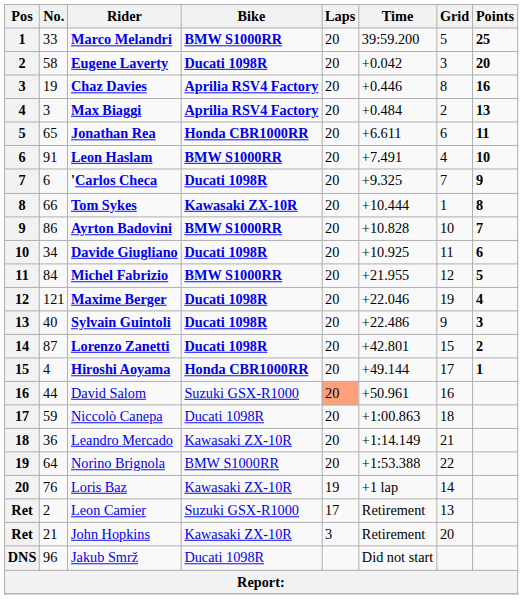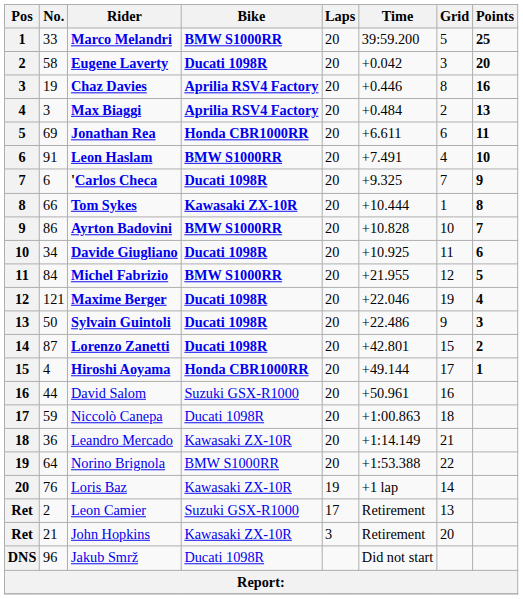(50, 134) 65 -> (50, 134) 69
(50, 322) 40 -> (50, 322) 50
(332, 393) lightsalmon background -> (332, 393) no background
